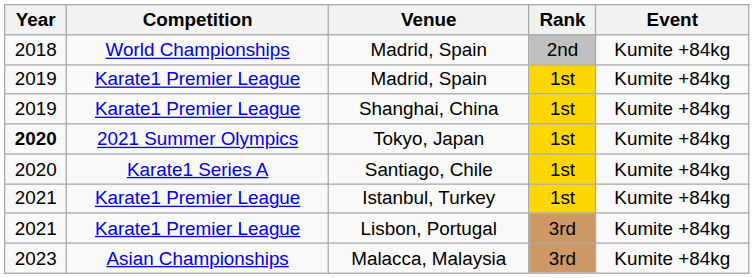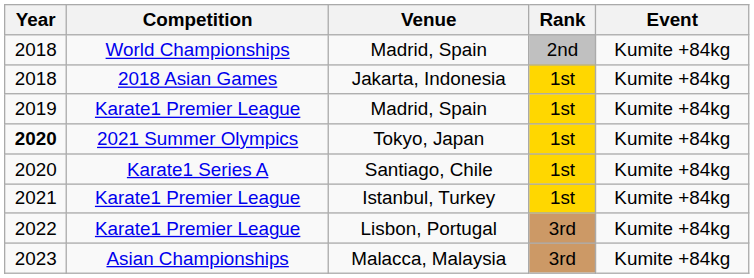+ row: (198, 80)
- row: (198, 109)
(36, 229) 2021 -> (36, 229) 2022
